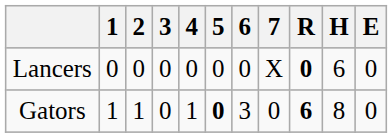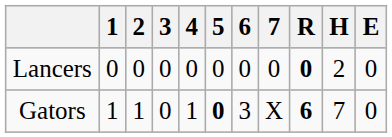(274, 68) X -> (274, 68) 0
(339, 68) 6 -> (339, 68) 2
(274, 110) 0 -> (274, 110) X
(339, 110) 8 -> (339, 110) 7
